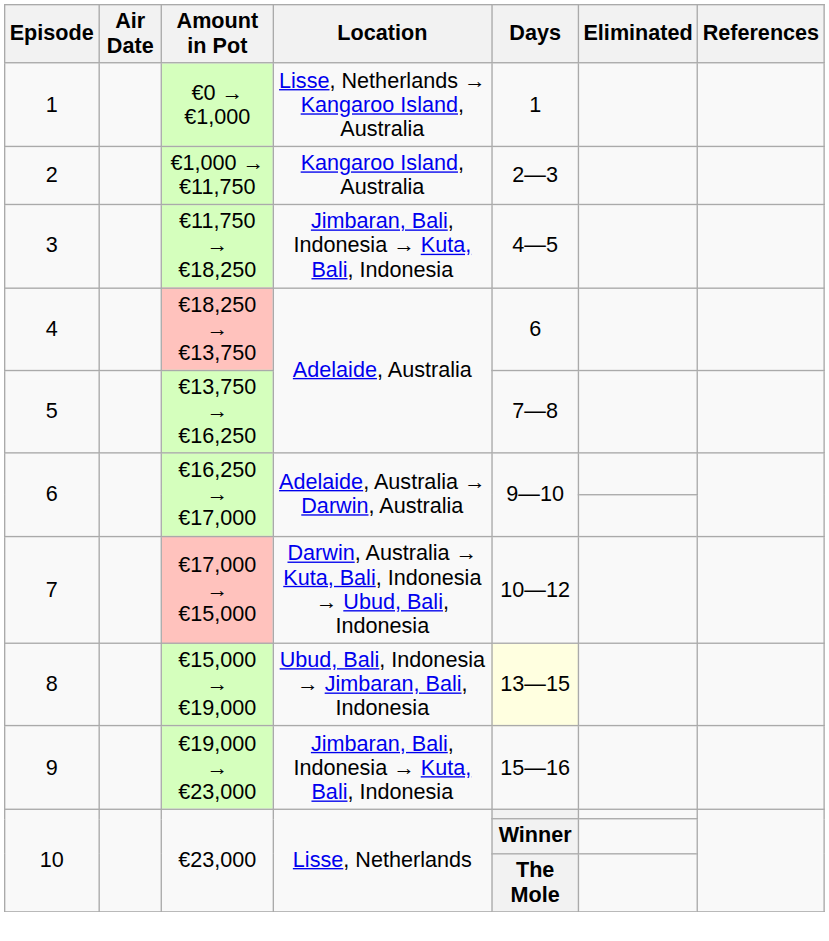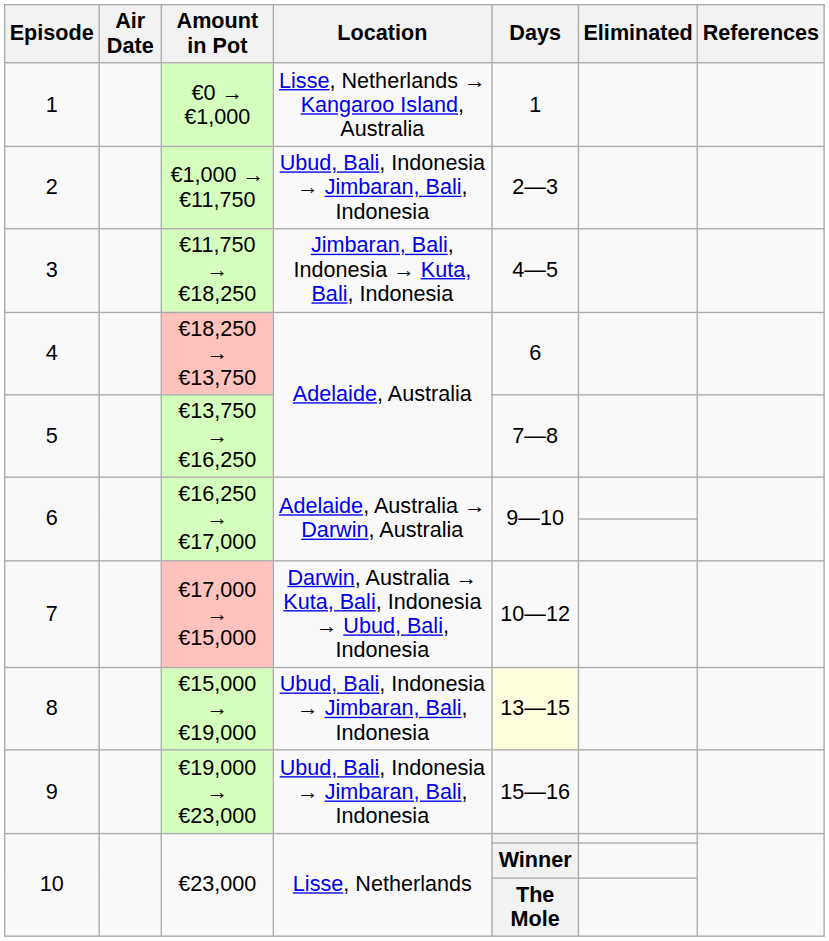(382, 175) Kangaroo Island, Australia -> (382, 187) Ubud, Bali, Indonesia → Jimbaran, Bali, Indonesia
(382, 767) Jimbaran, Bali, Indonesia → Kuta, Bali, Indonesia -> (382, 791) Ubud, Bali, Indonesia → Jimbaran, Bali, Indonesia
